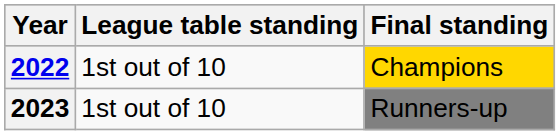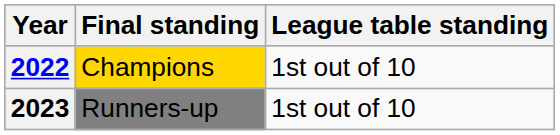columns swapped: (220, 25) <-> (459, 25)
